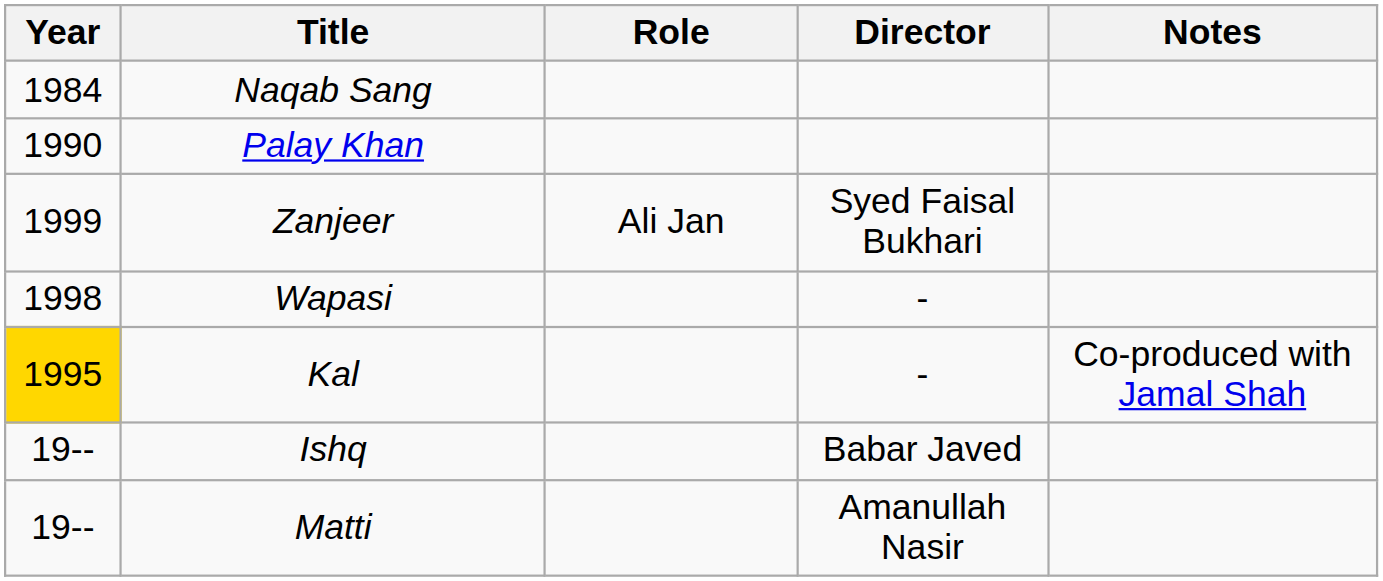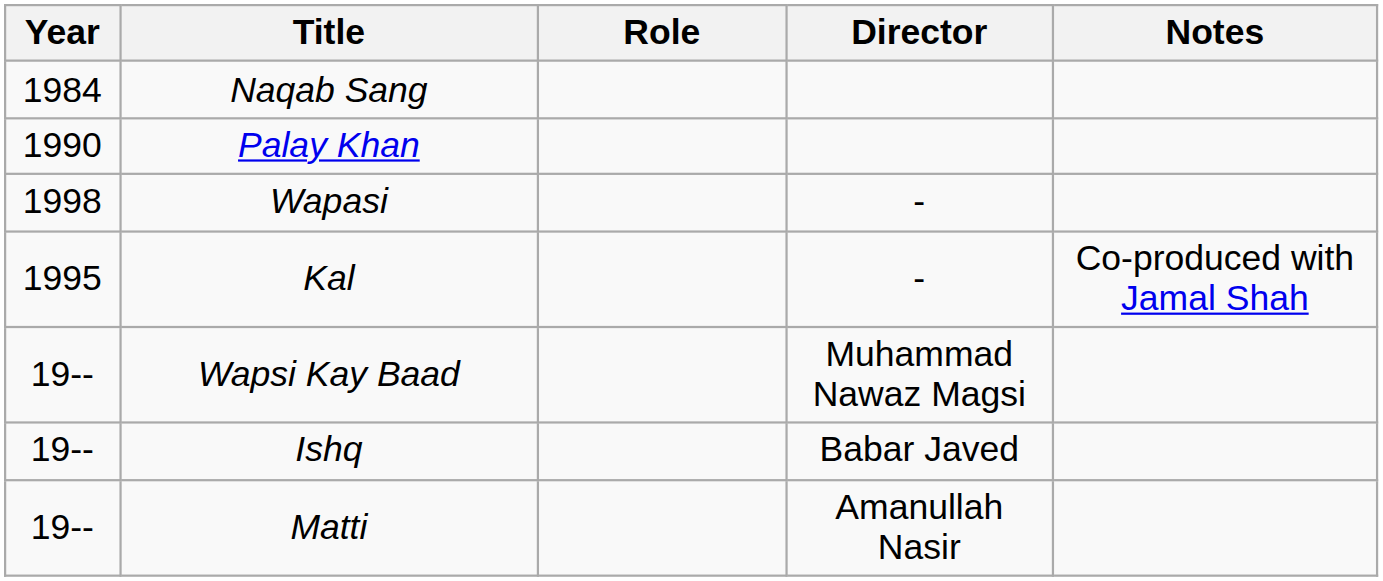- row: (333, 221)
(63, 374) gold background -> (62, 277) no background
+ row: (329, 374)
